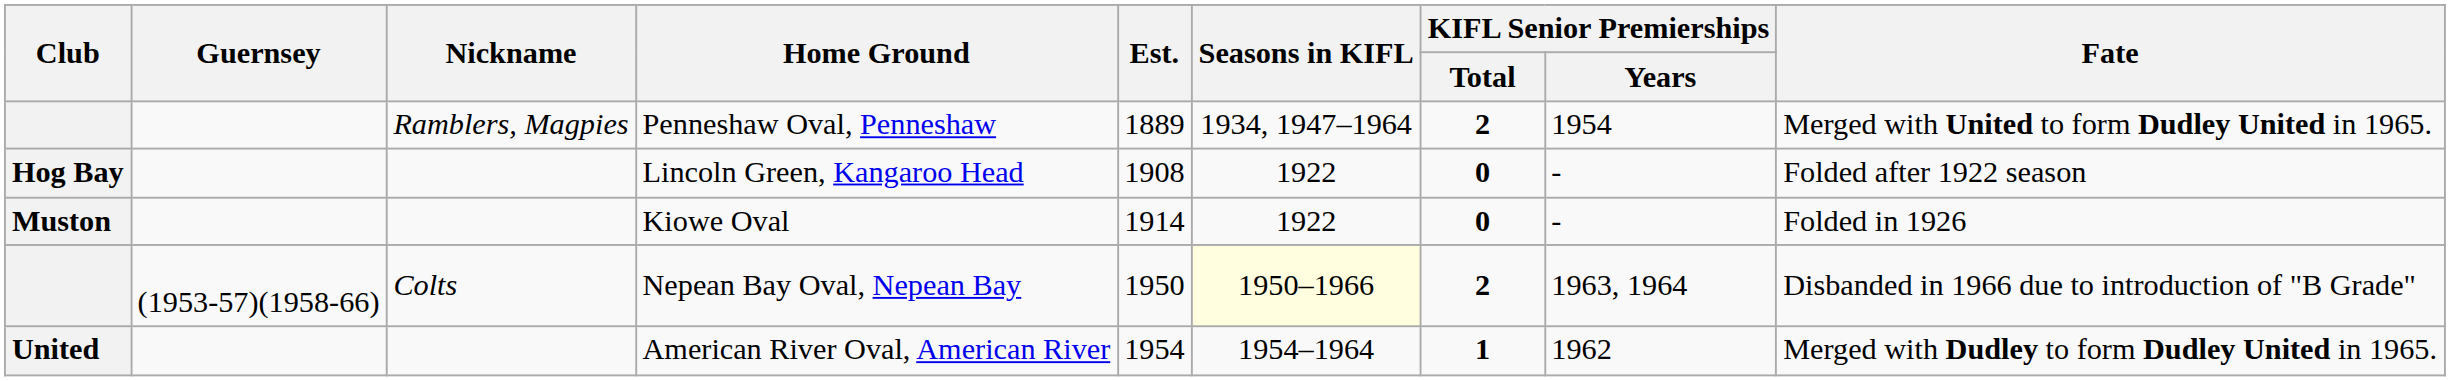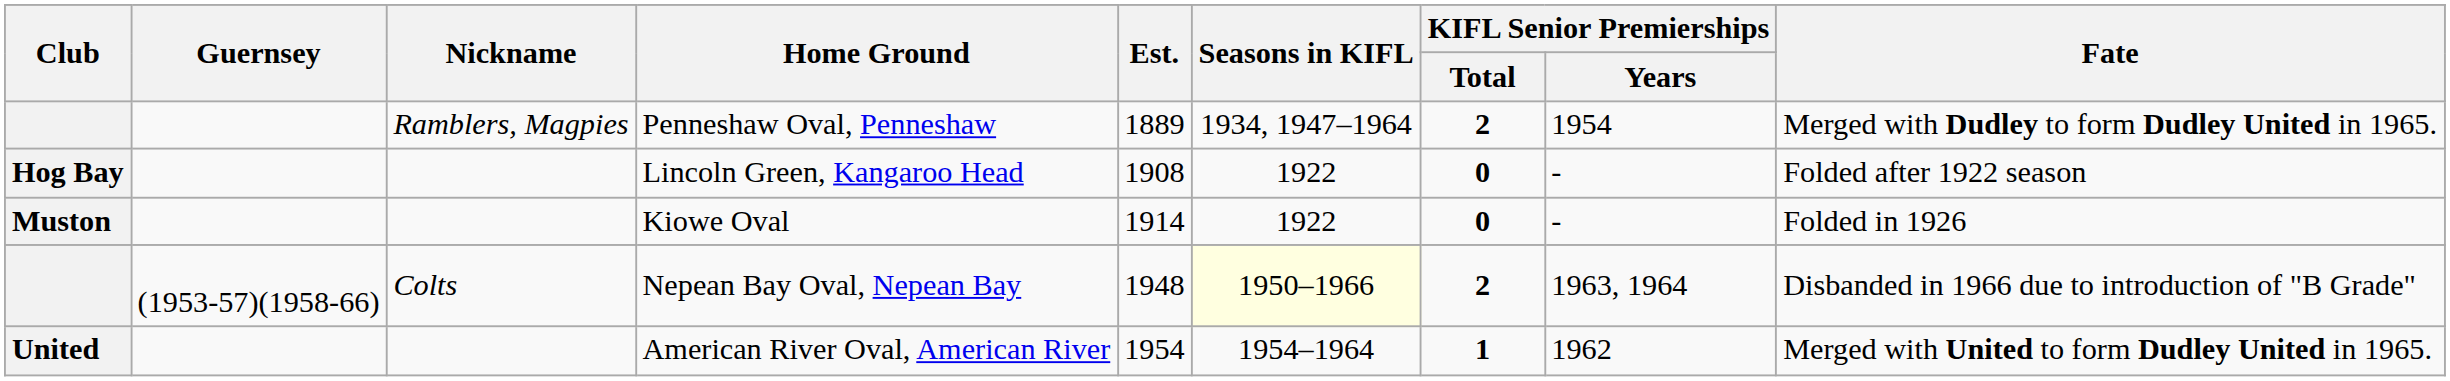(2108, 124) Merged with United to form Dudley United in 1965. -> (2110, 124) Merged with Dudley to form Dudley United in 1965.
(1154, 285) 1950 -> (1154, 285) 1948
(2110, 350) Merged with Dudley to form Dudley United in 1965. -> (2108, 350) Merged with United to form Dudley United in 1965.
